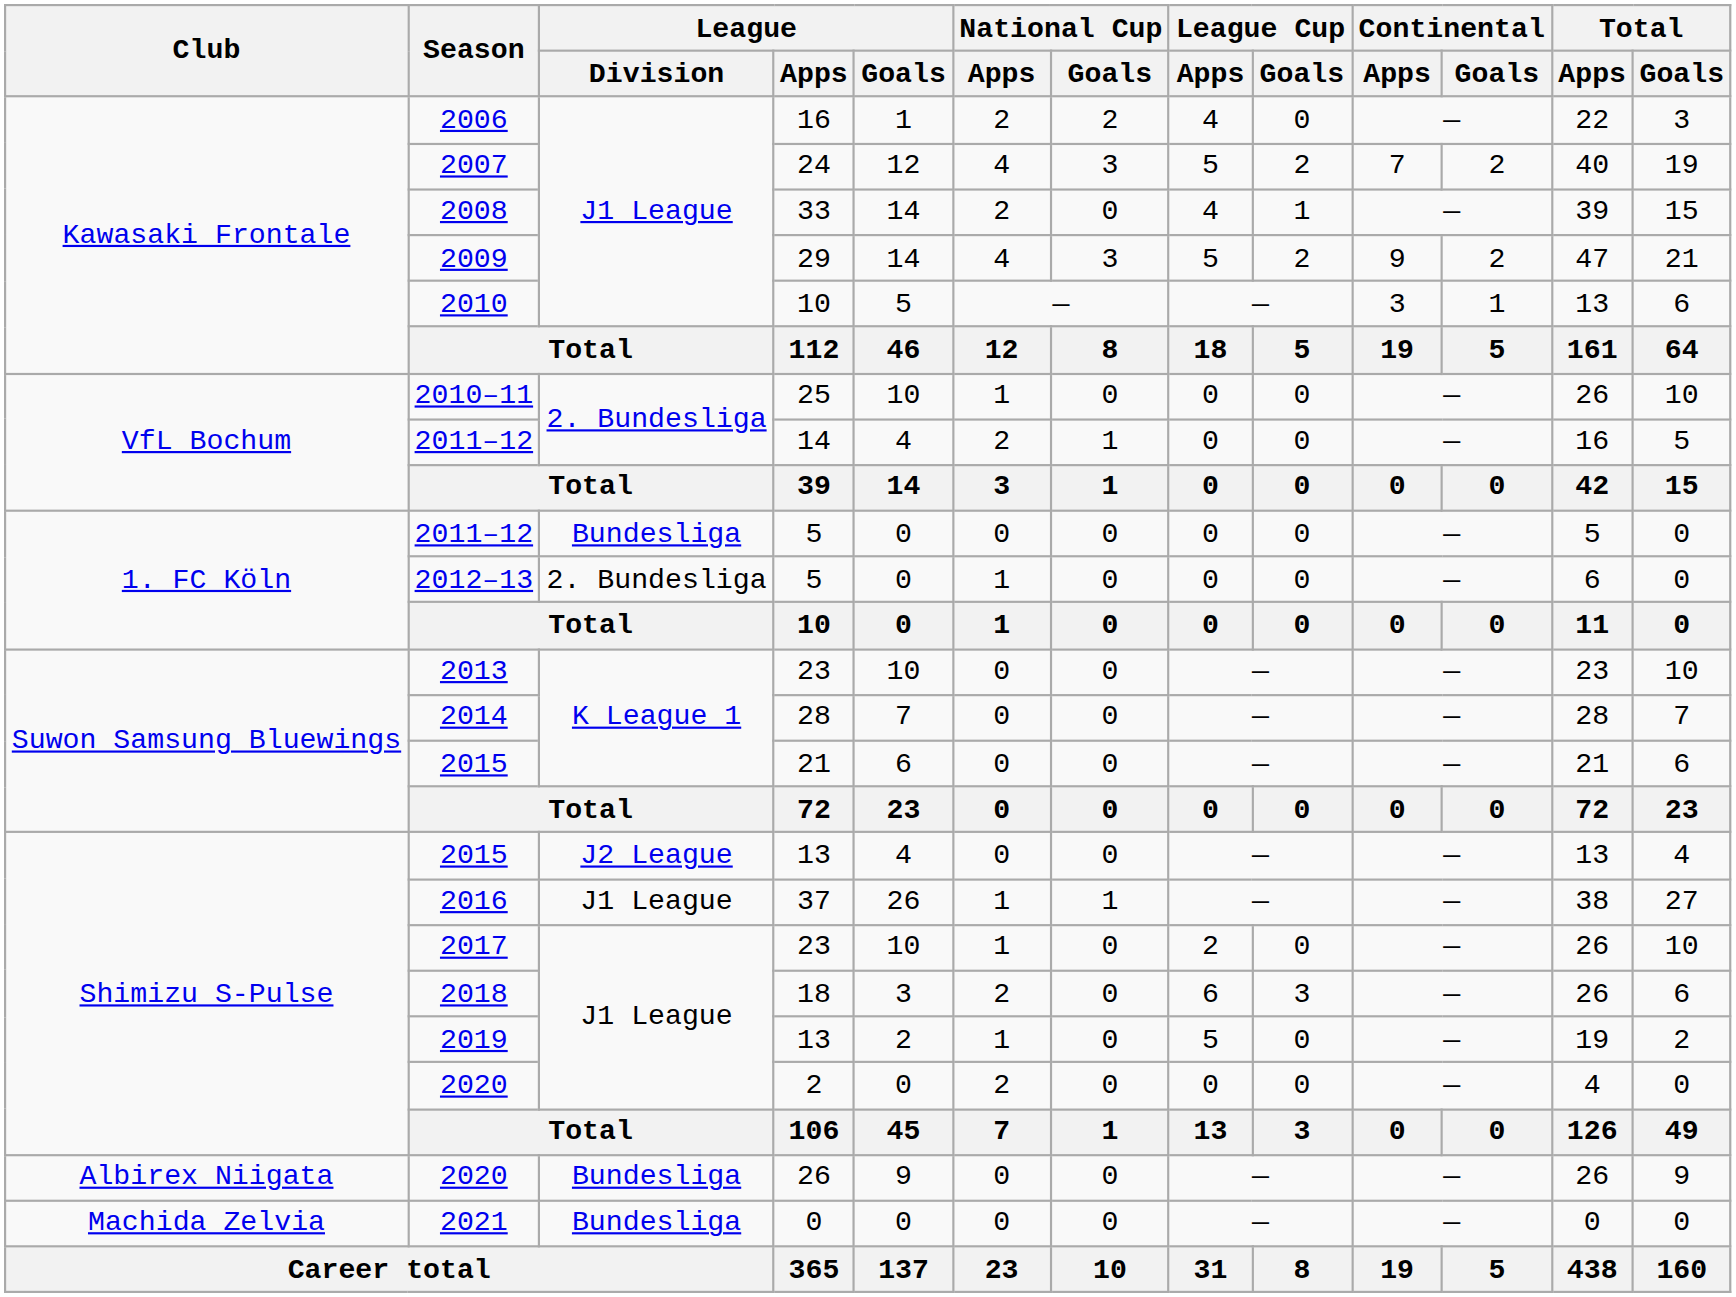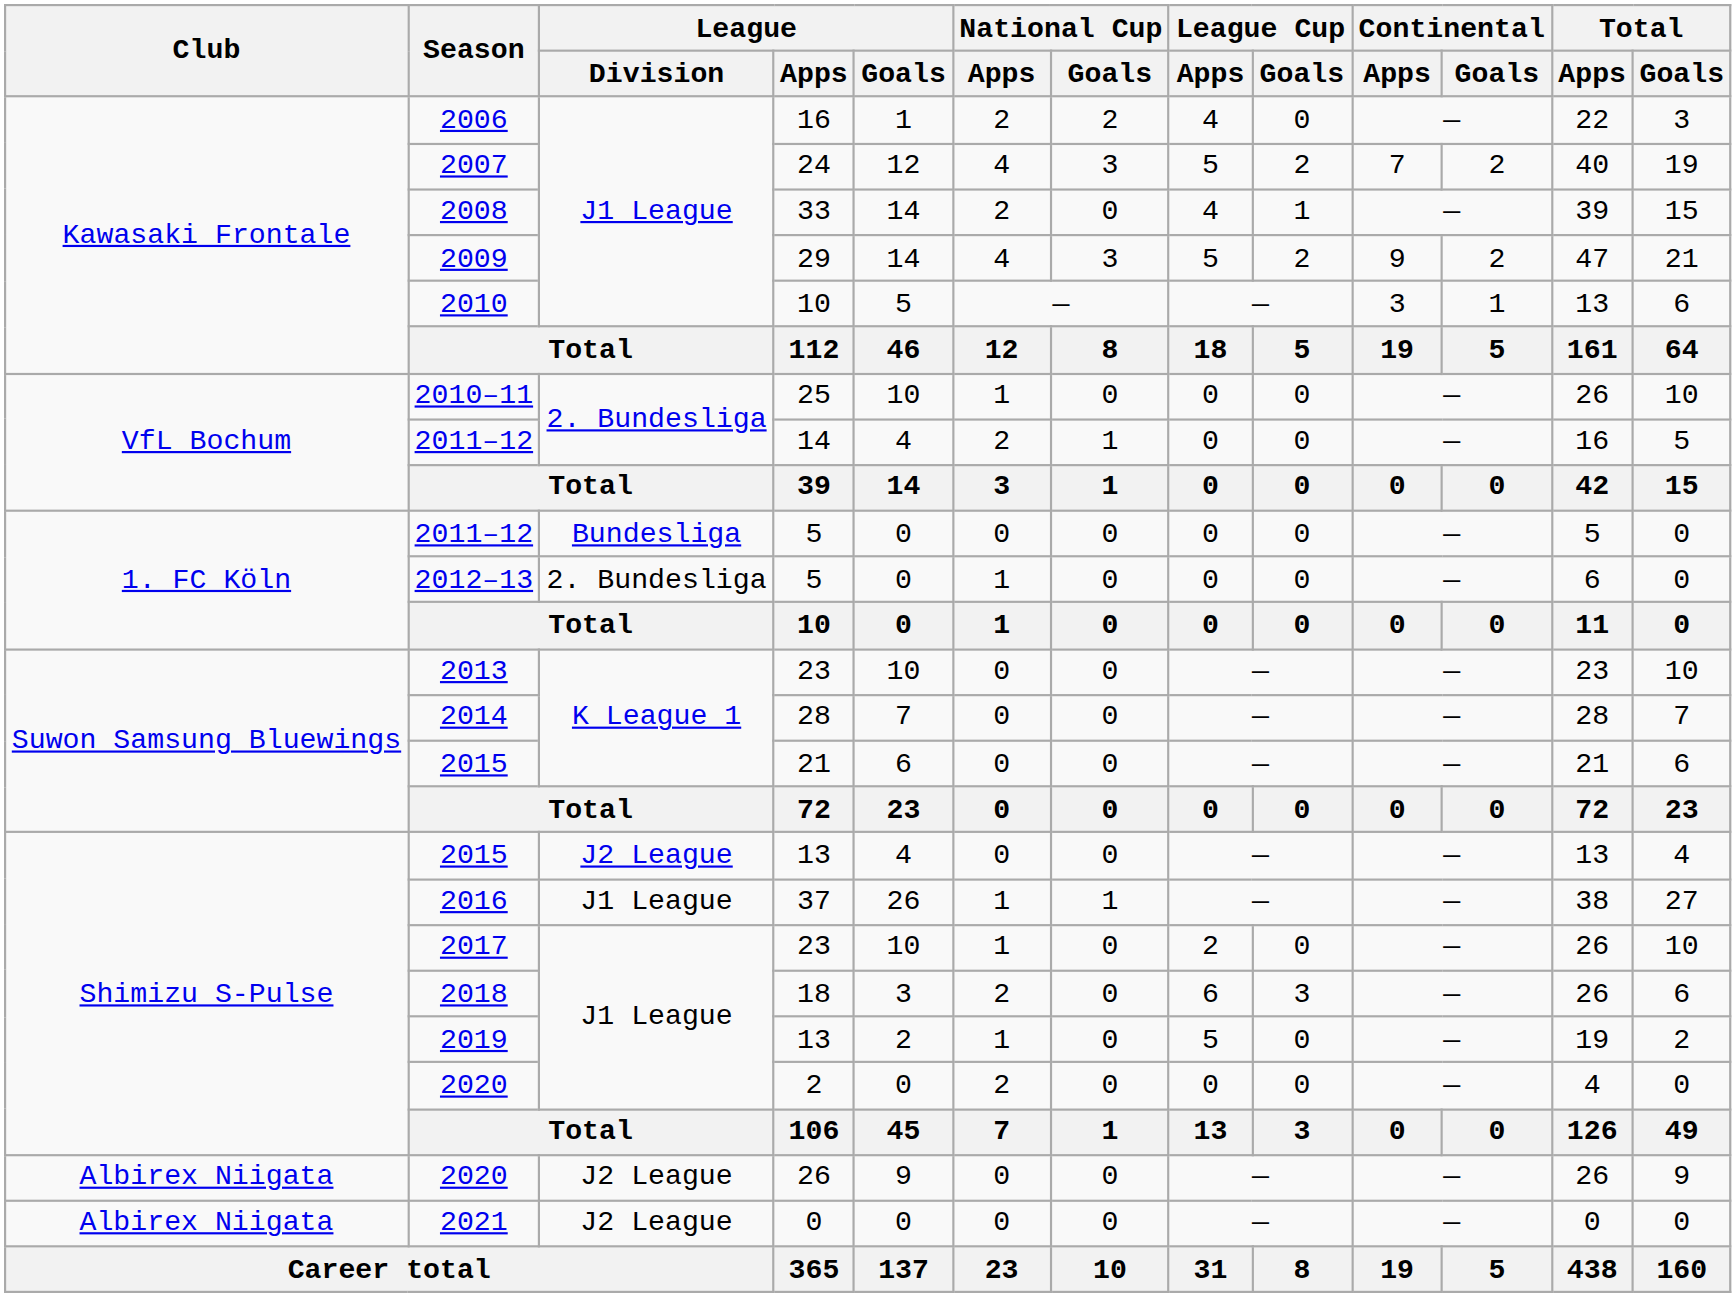(657, 1177) Bundesliga -> (657, 1177) J2 League
(206, 1223) Machida Zelvia -> (206, 1223) Albirex Niigata
(657, 1223) Bundesliga -> (657, 1223) J2 League
